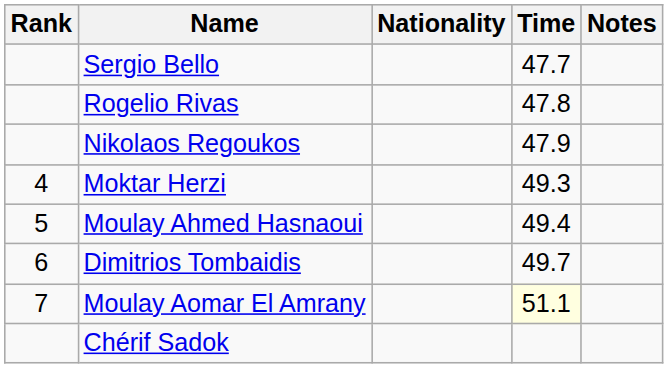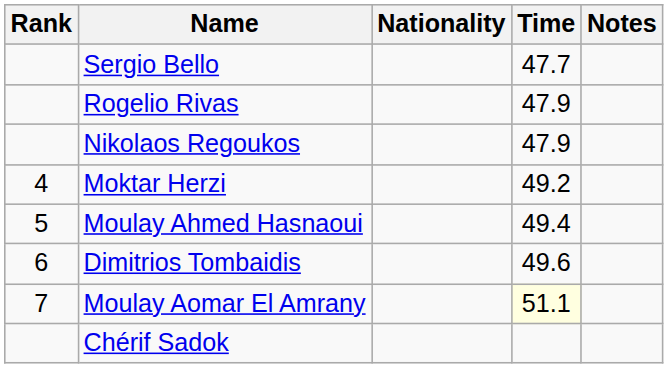(546, 104) 47.8 -> (546, 104) 47.9
(546, 183) 49.3 -> (546, 183) 49.2
(546, 263) 49.7 -> (546, 263) 49.6
